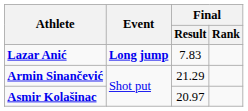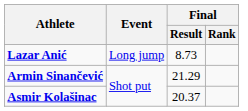(139, 55) bold -> (137, 55) normal
(190, 55) 7.83 -> (186, 55) 8.73
(190, 96) 20.97 -> (186, 96) 20.37
